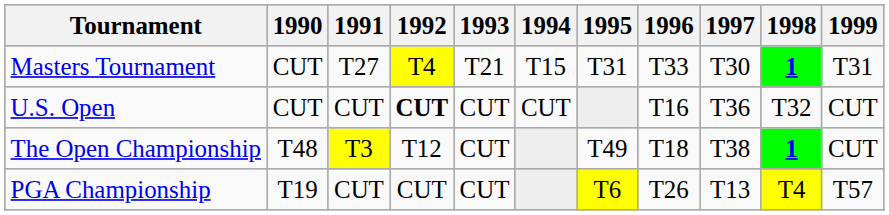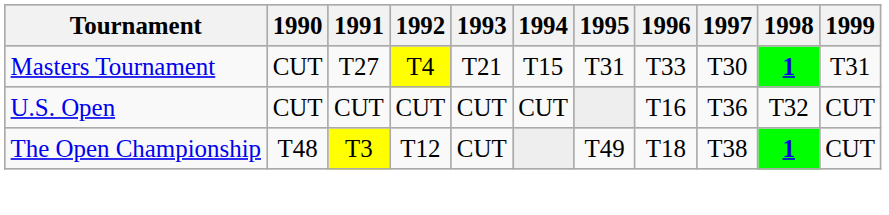(422, 107) bold -> (420, 107) normal
- row: (111, 189)
